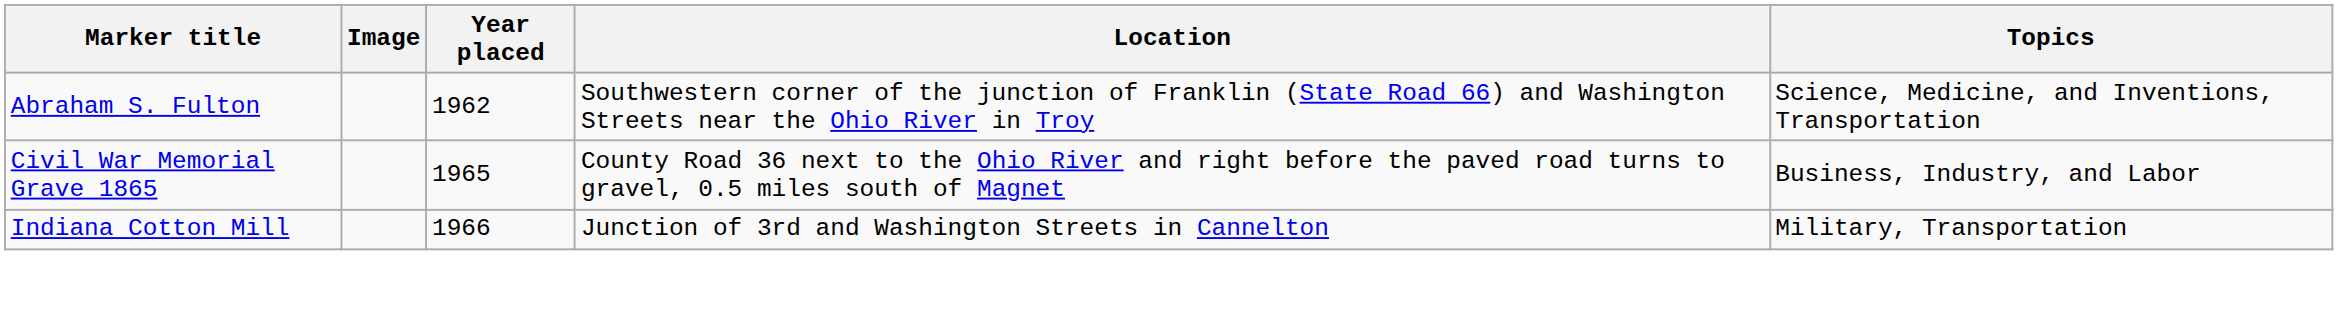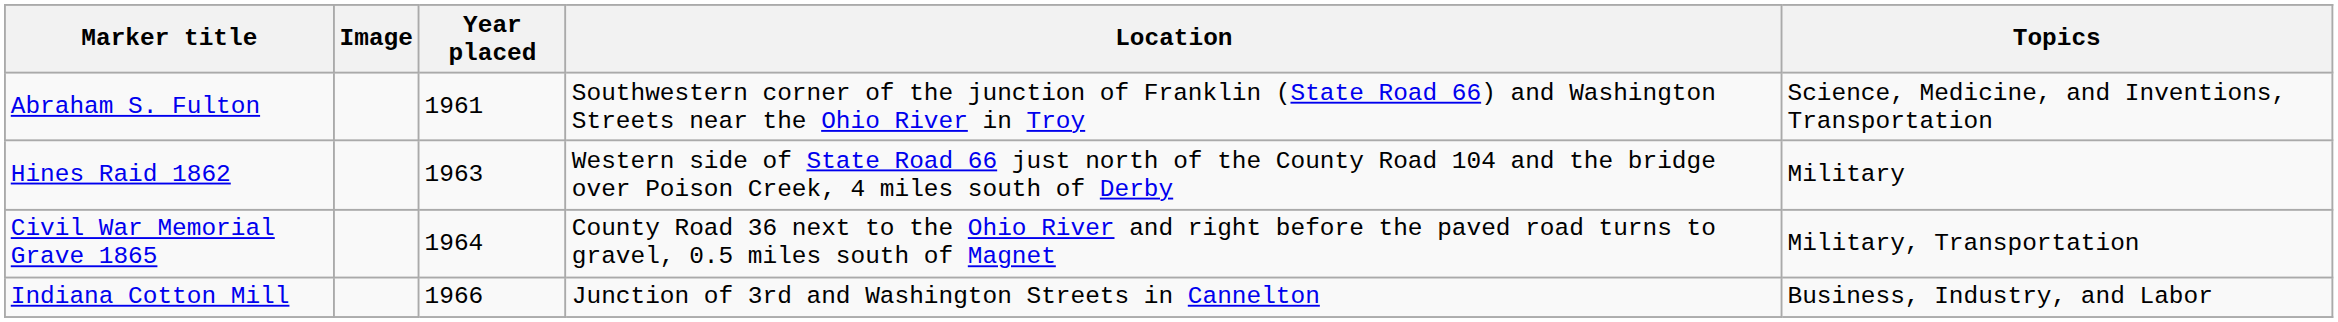(461, 107) 1962 -> (454, 107) 1961
+ row: (121, 175)
(461, 175) 1965 -> (454, 243) 1964
(1988, 175) Business, Industry, and Labor -> (1964, 243) Military, Transportation
(1951, 229) Military, Transportation -> (2000, 297) Business, Industry, and Labor
